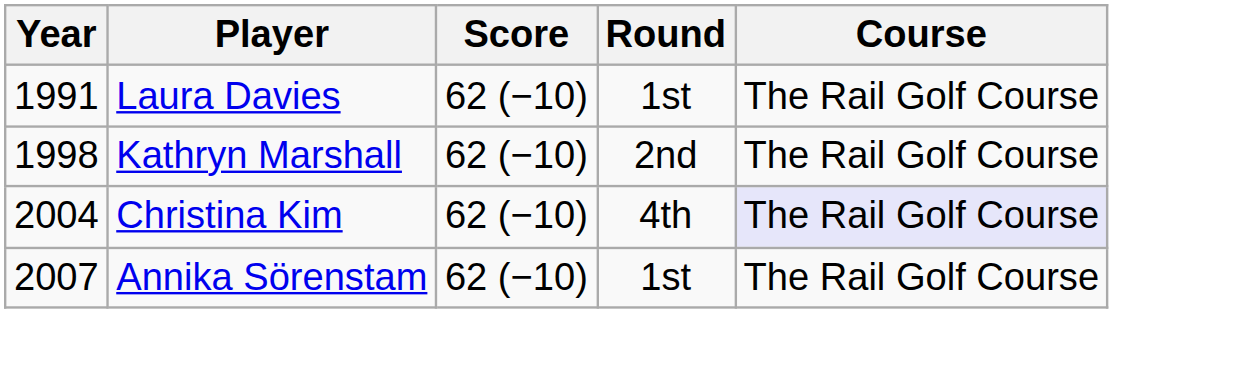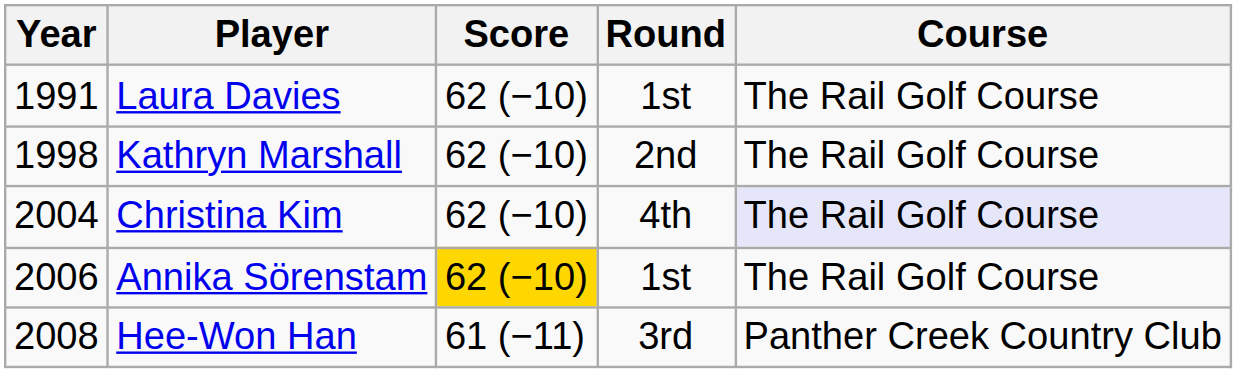(56, 276) 2007 -> (56, 276) 2006
(516, 276) no background -> (516, 276) gold background
+ row: (237, 336)
